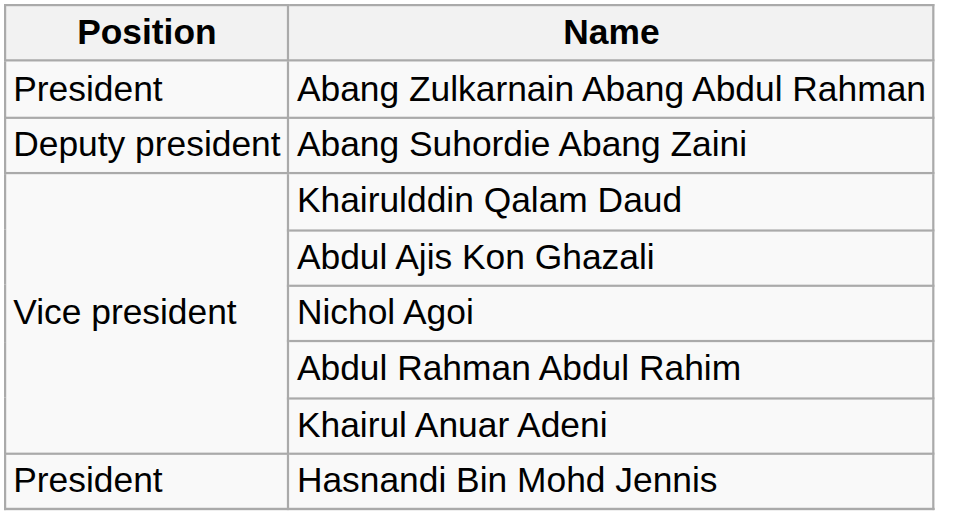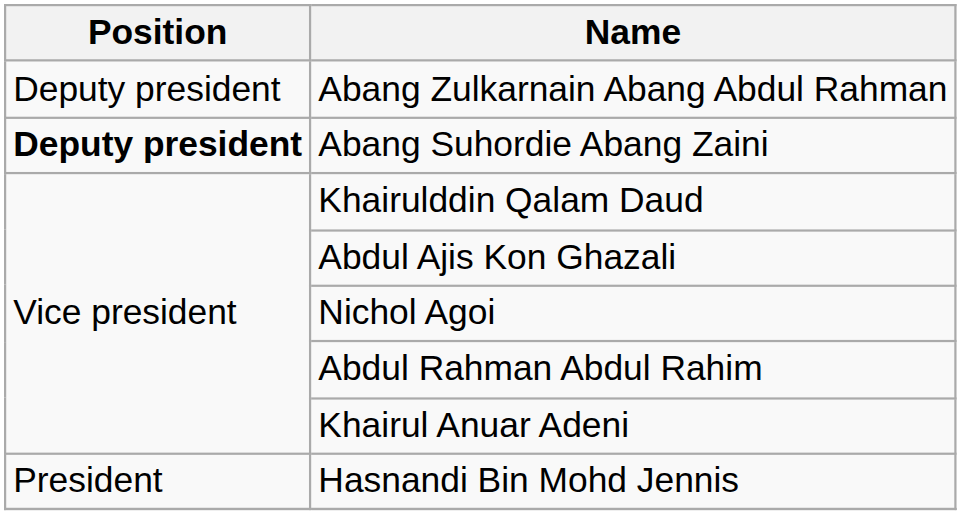(88, 88) President -> (147, 88) Deputy president
(147, 144) normal -> (158, 144) bold
